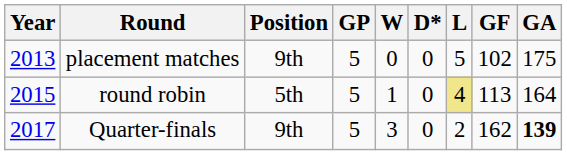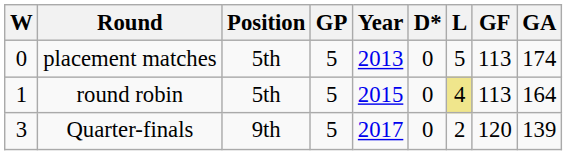columns swapped: (33, 22) <-> (392, 22)
(289, 58) 9th -> (266, 58) 5th
(495, 58) 102 -> (495, 58) 113
(539, 58) 175 -> (539, 58) 174
(495, 130) 162 -> (495, 130) 120
(539, 130) bold -> (539, 130) normal
